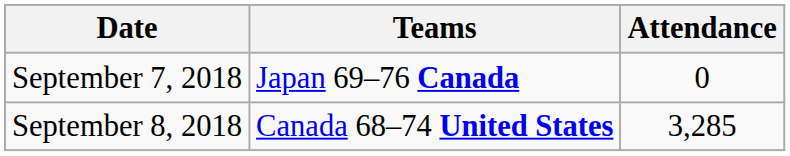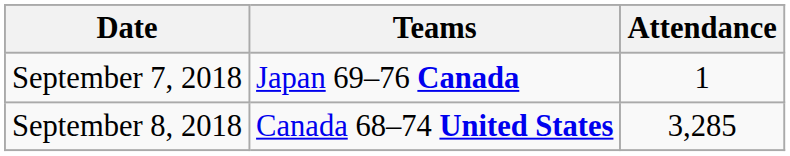(702, 77) 0 -> (702, 77) 1
